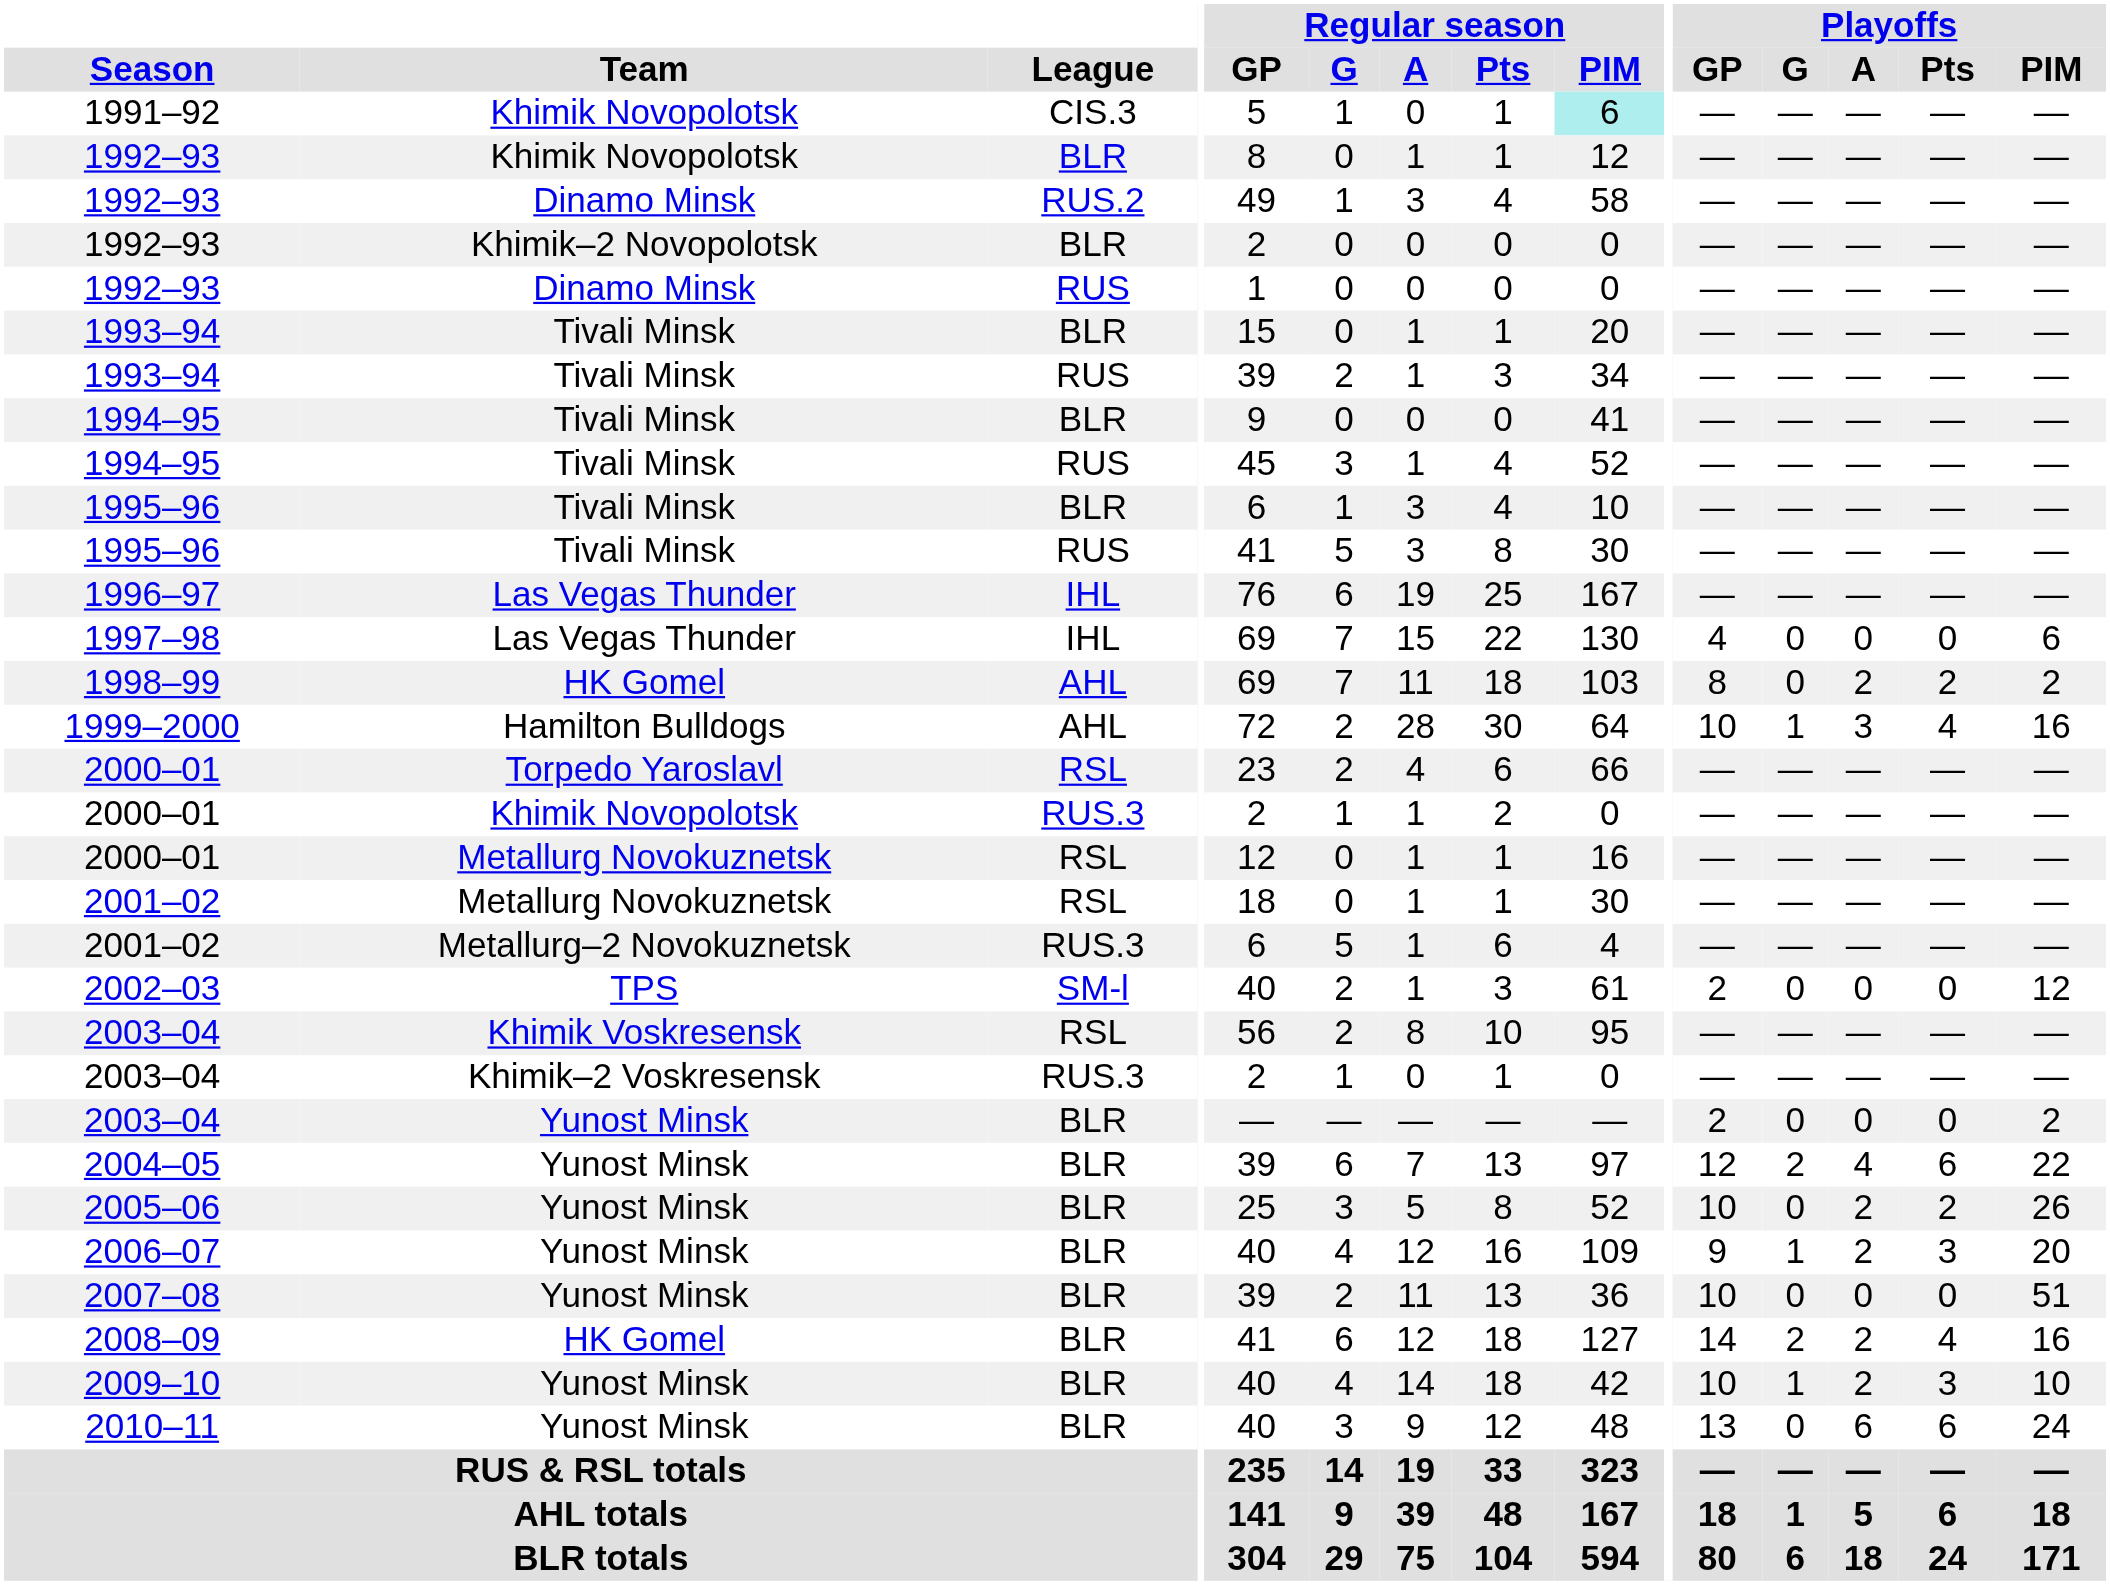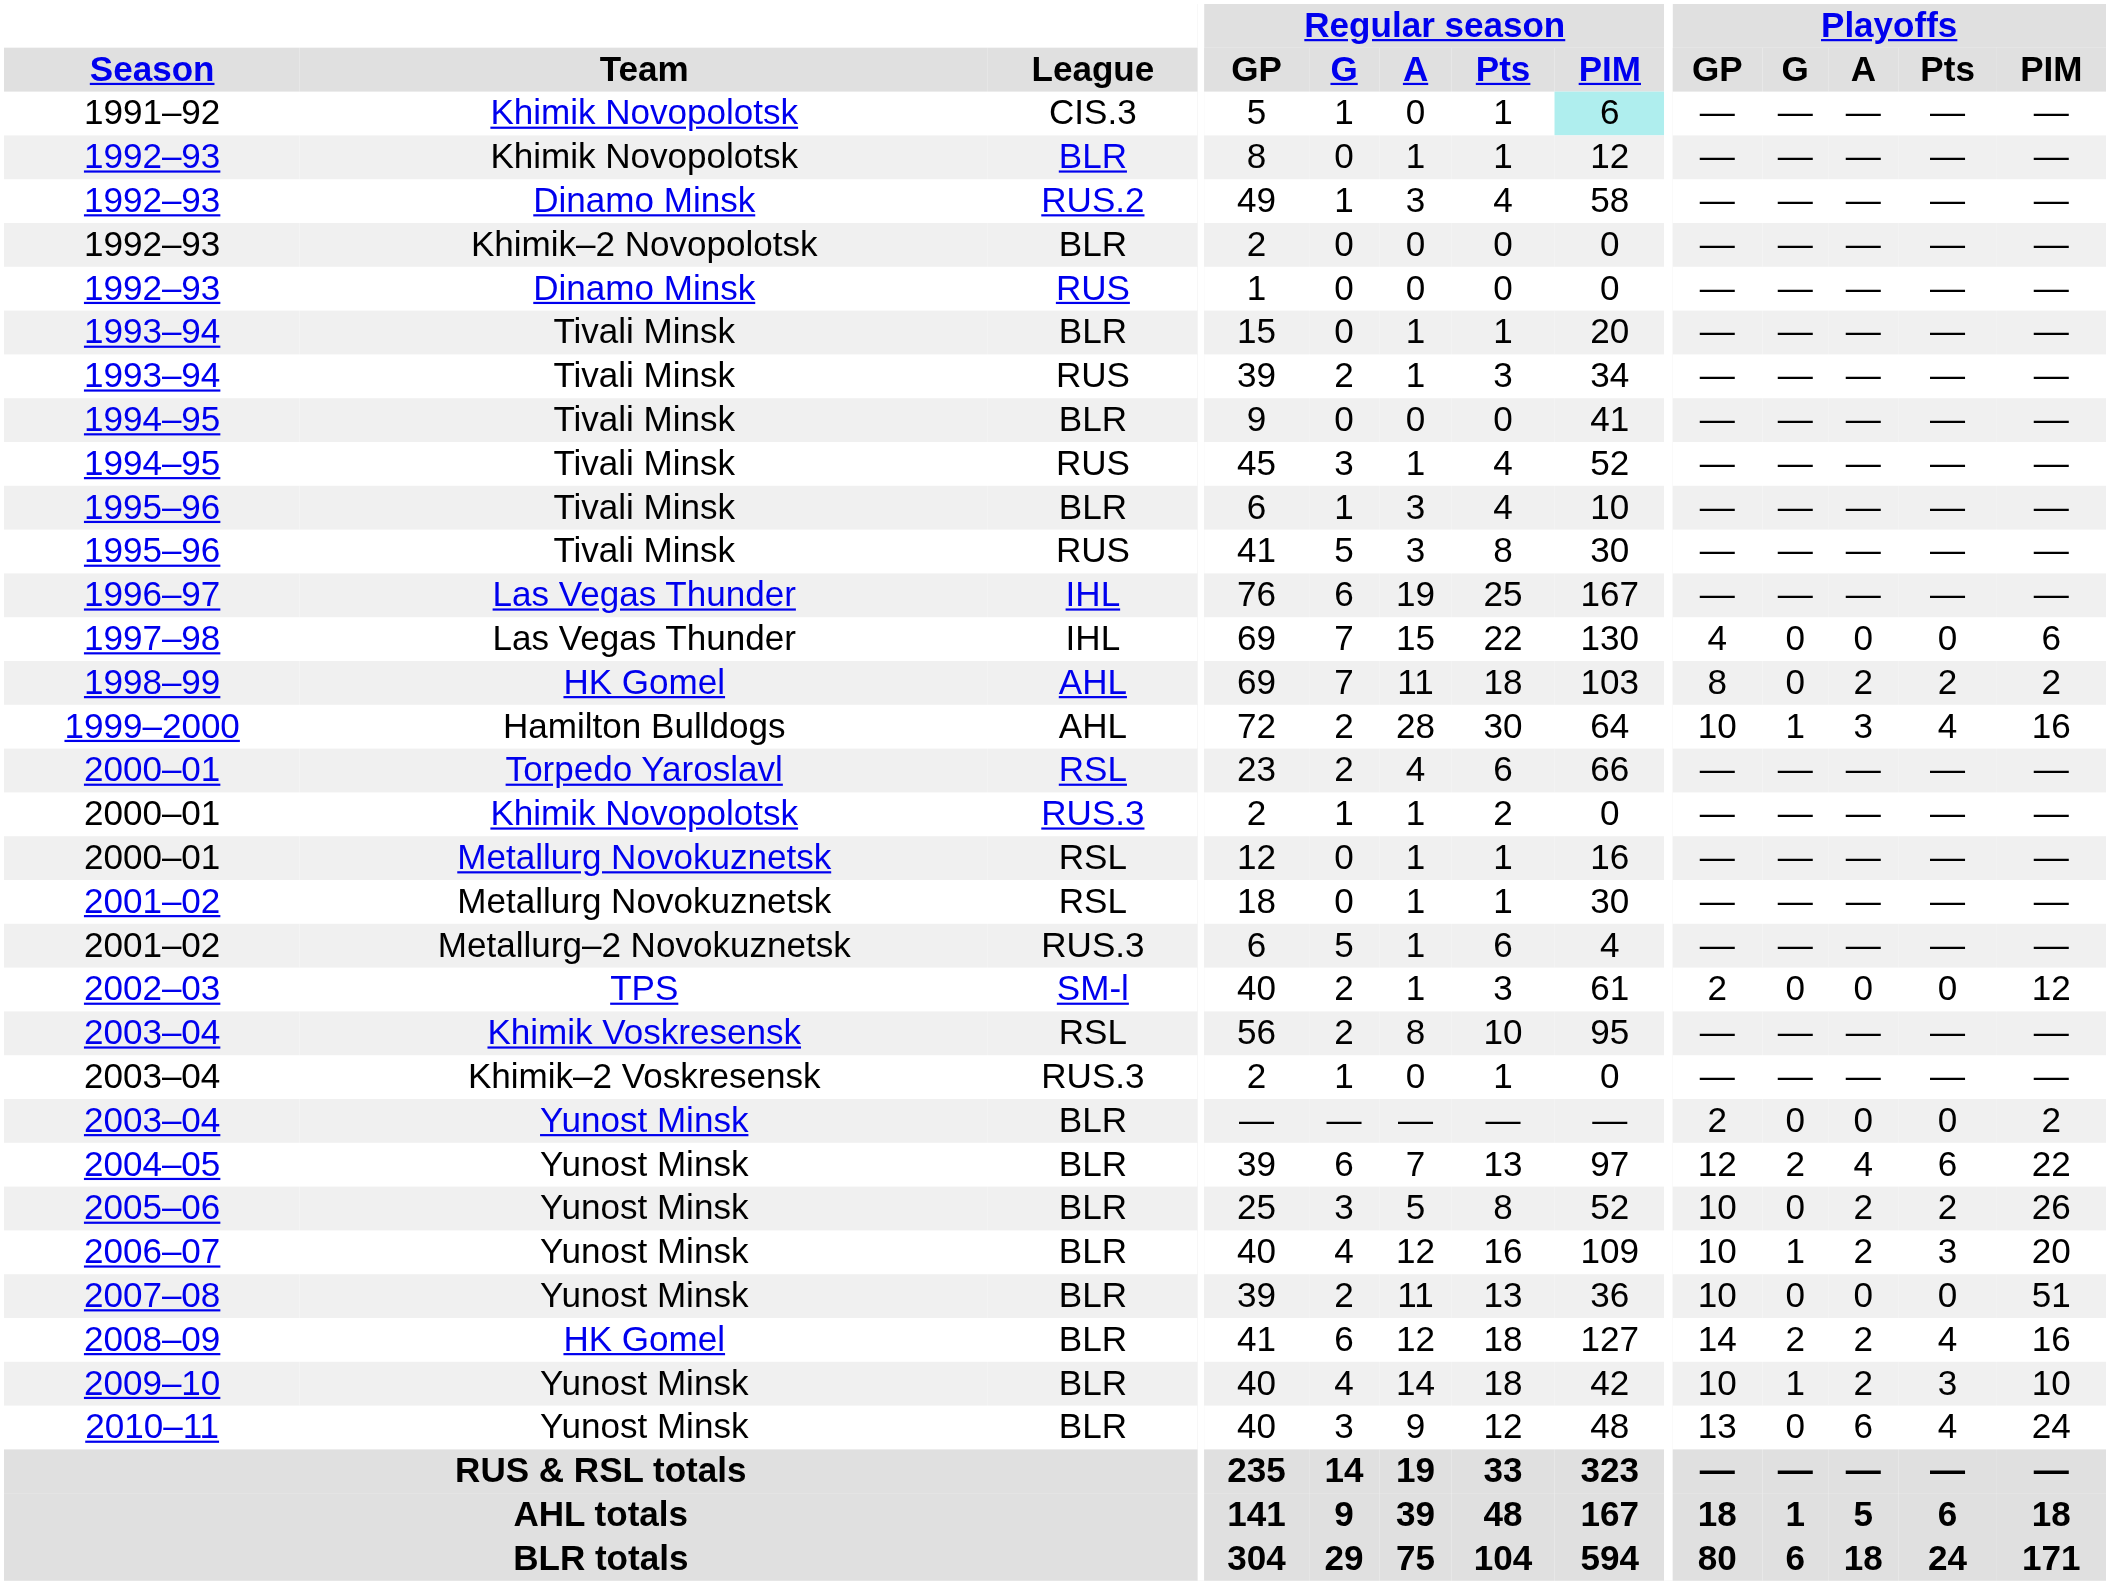(1717, 1251) 9 -> (1717, 1251) 10
(1948, 1426) 6 -> (1948, 1426) 4
